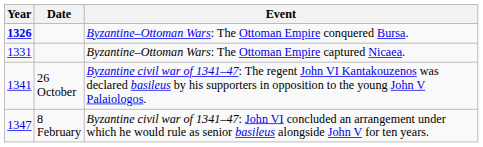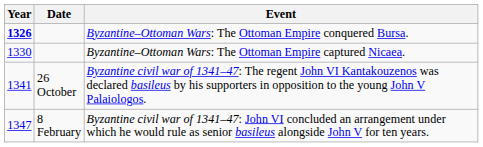(19, 52) 1331 -> (19, 52) 1330
